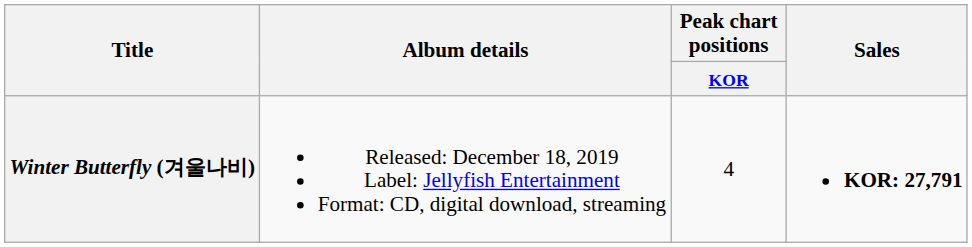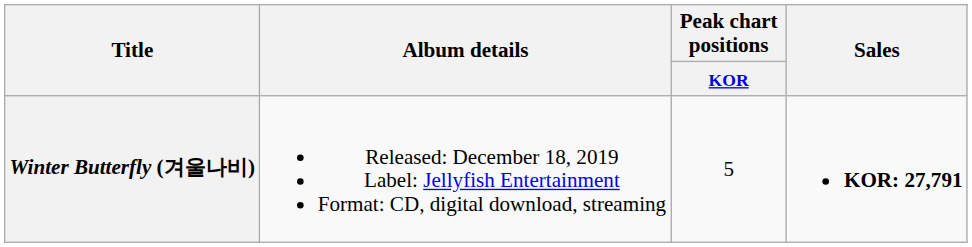(729, 168) 4 -> (729, 168) 5
